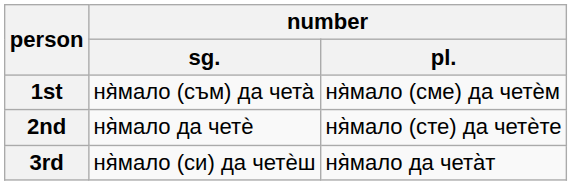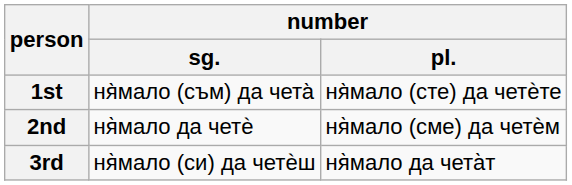(443, 92) ня̀мало (сме) да четѐм -> (444, 92) ня̀мало (сте) да четѐте
(444, 127) ня̀мало (сте) да четѐте -> (443, 127) ня̀мало (сме) да четѐм
